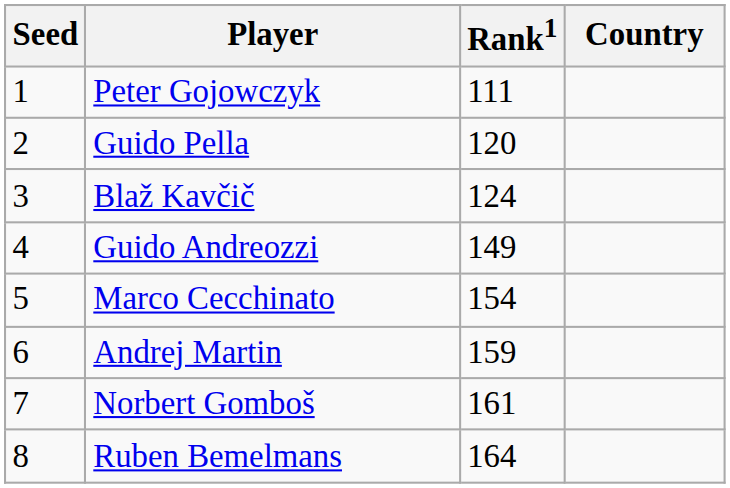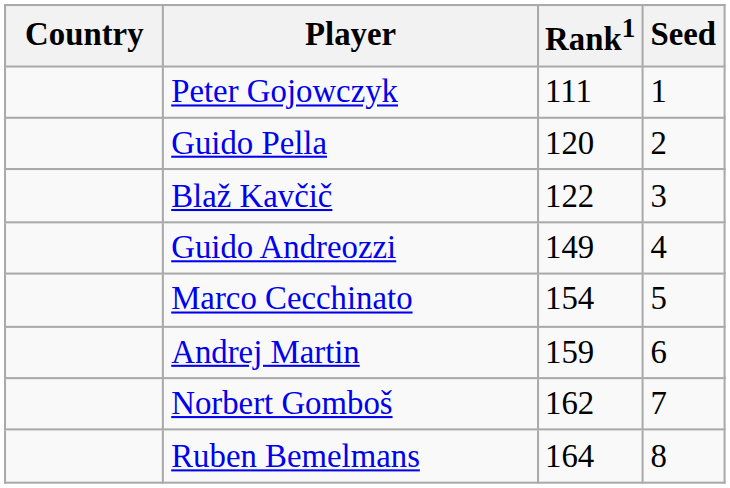columns swapped: (644, 34) <-> (45, 34)
(492, 195) 124 -> (570, 195) 122
(492, 403) 161 -> (570, 403) 162
